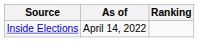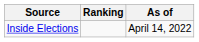columns swapped: (171, 12) <-> (115, 12)
